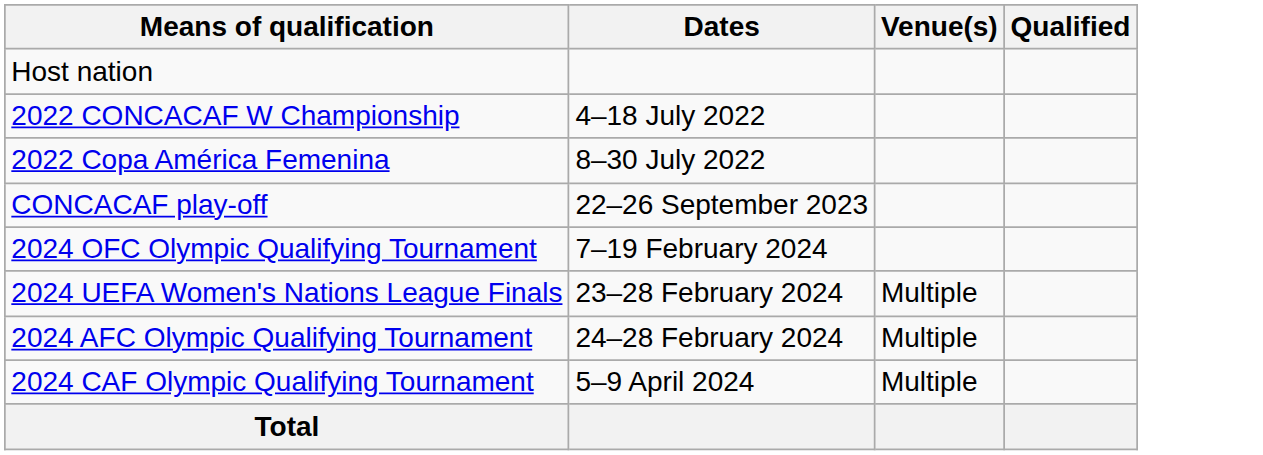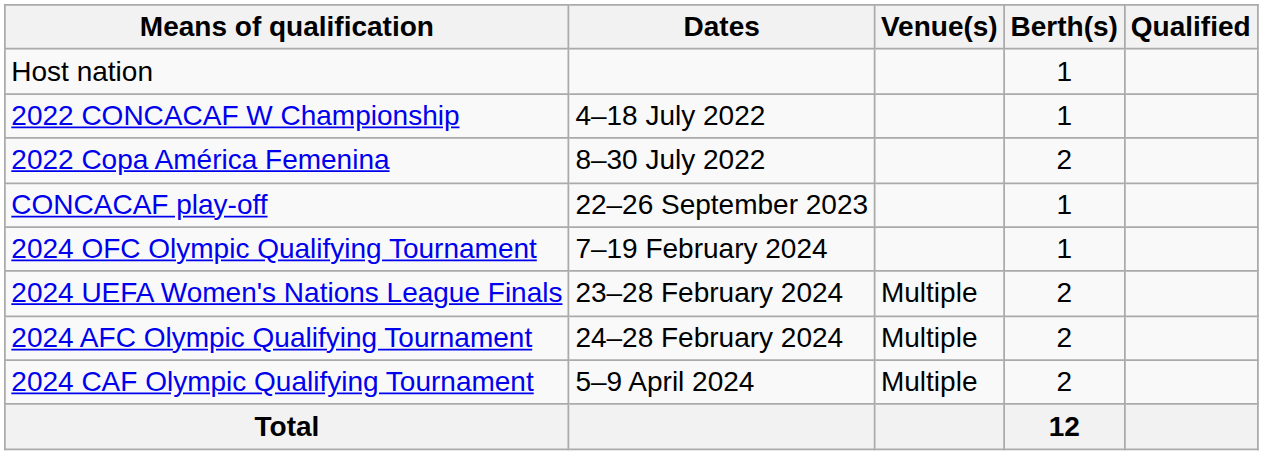+ column: (1064, 26)
